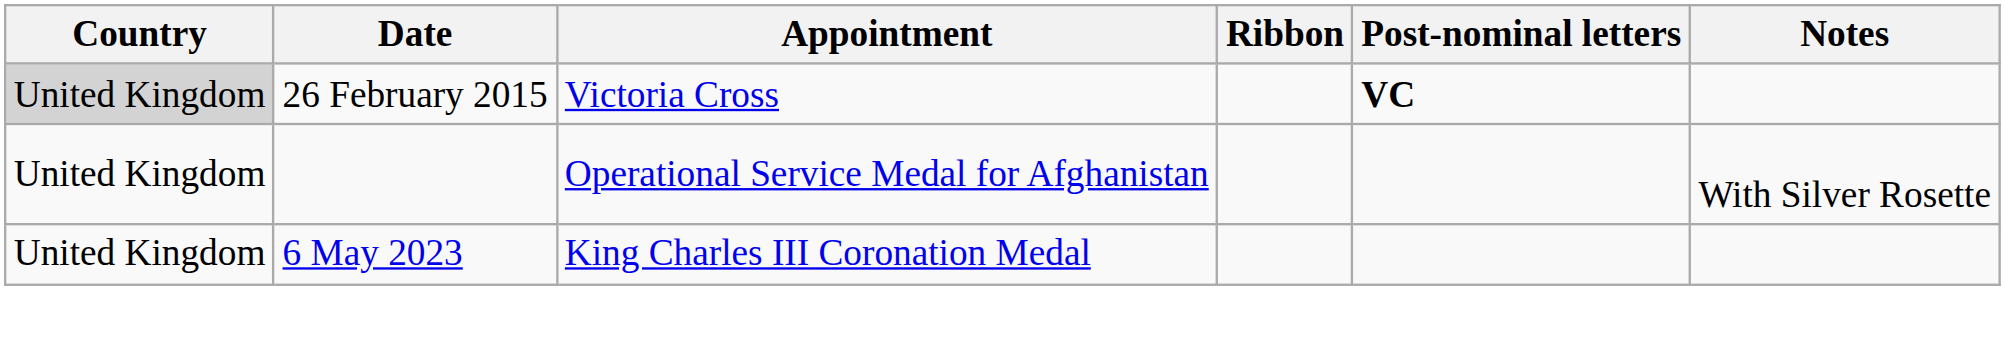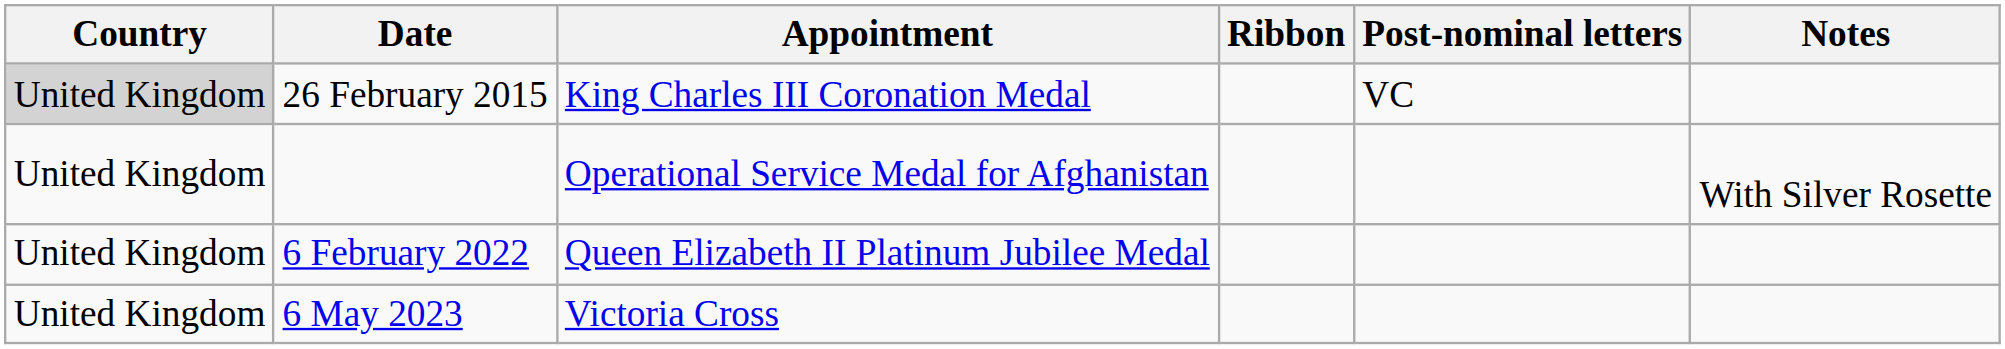(672, 93) Victoria Cross -> (828, 93) King Charles III Coronation Medal
(1388, 93) bold -> (1388, 93) normal
+ row: (406, 253)
(828, 253) King Charles III Coronation Medal -> (672, 312) Victoria Cross
